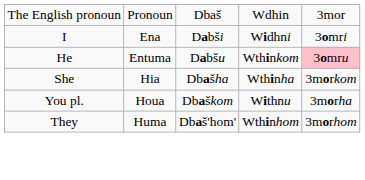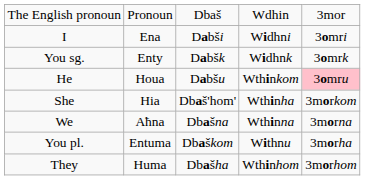+ row: (64, 57)
(150, 57) Entuma -> (150, 79) Houa
(207, 79) Dbašha -> (208, 100) Dbaš'hom'
+ row: (64, 121)
(150, 100) Houa -> (150, 143) Entuma
(208, 121) Dbaš'hom' -> (207, 164) Dbašha
